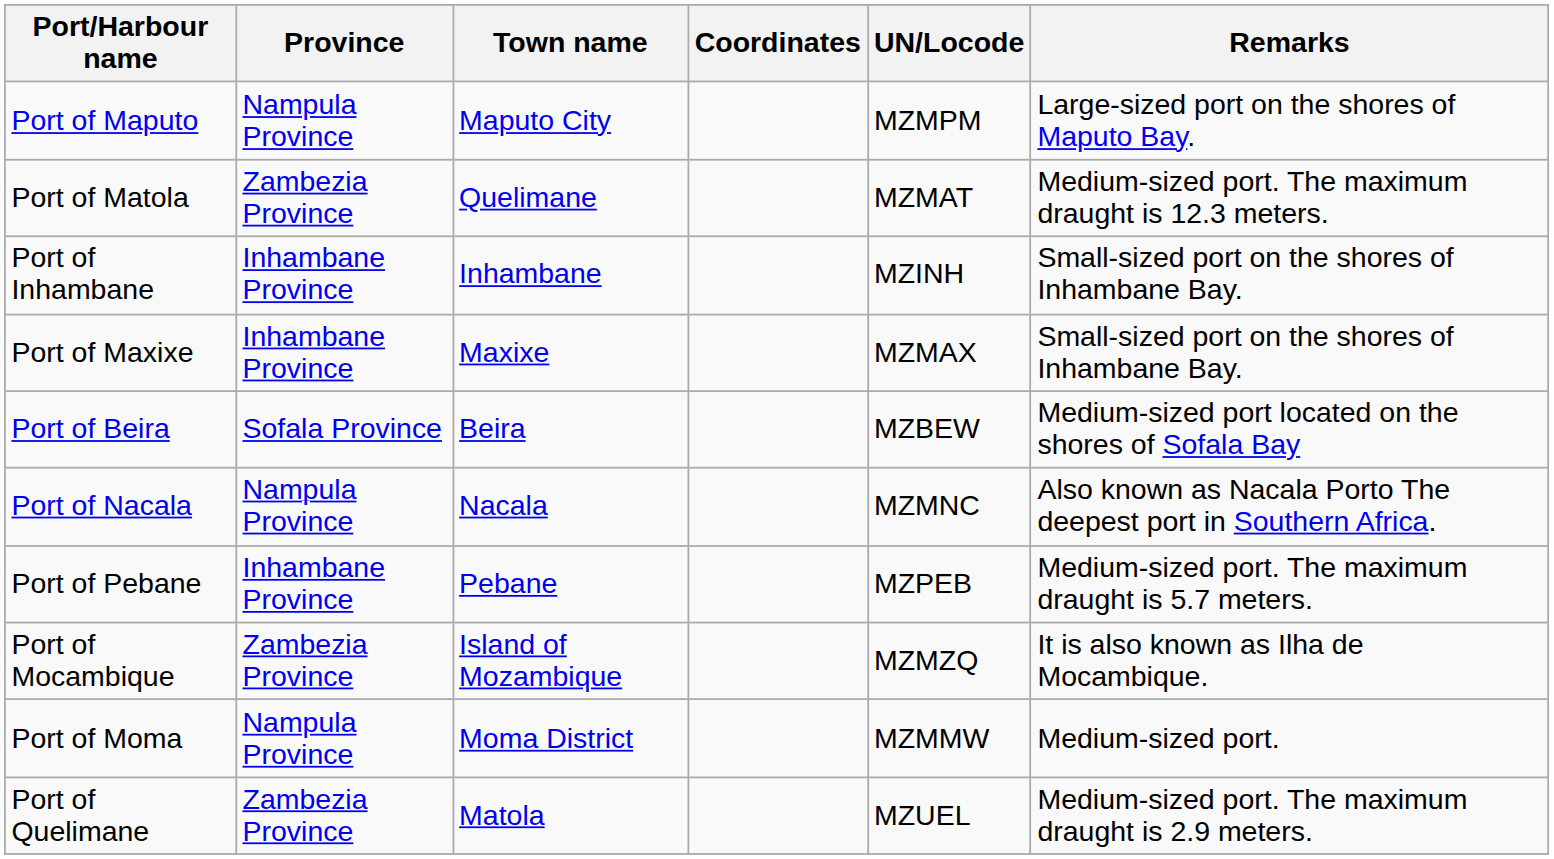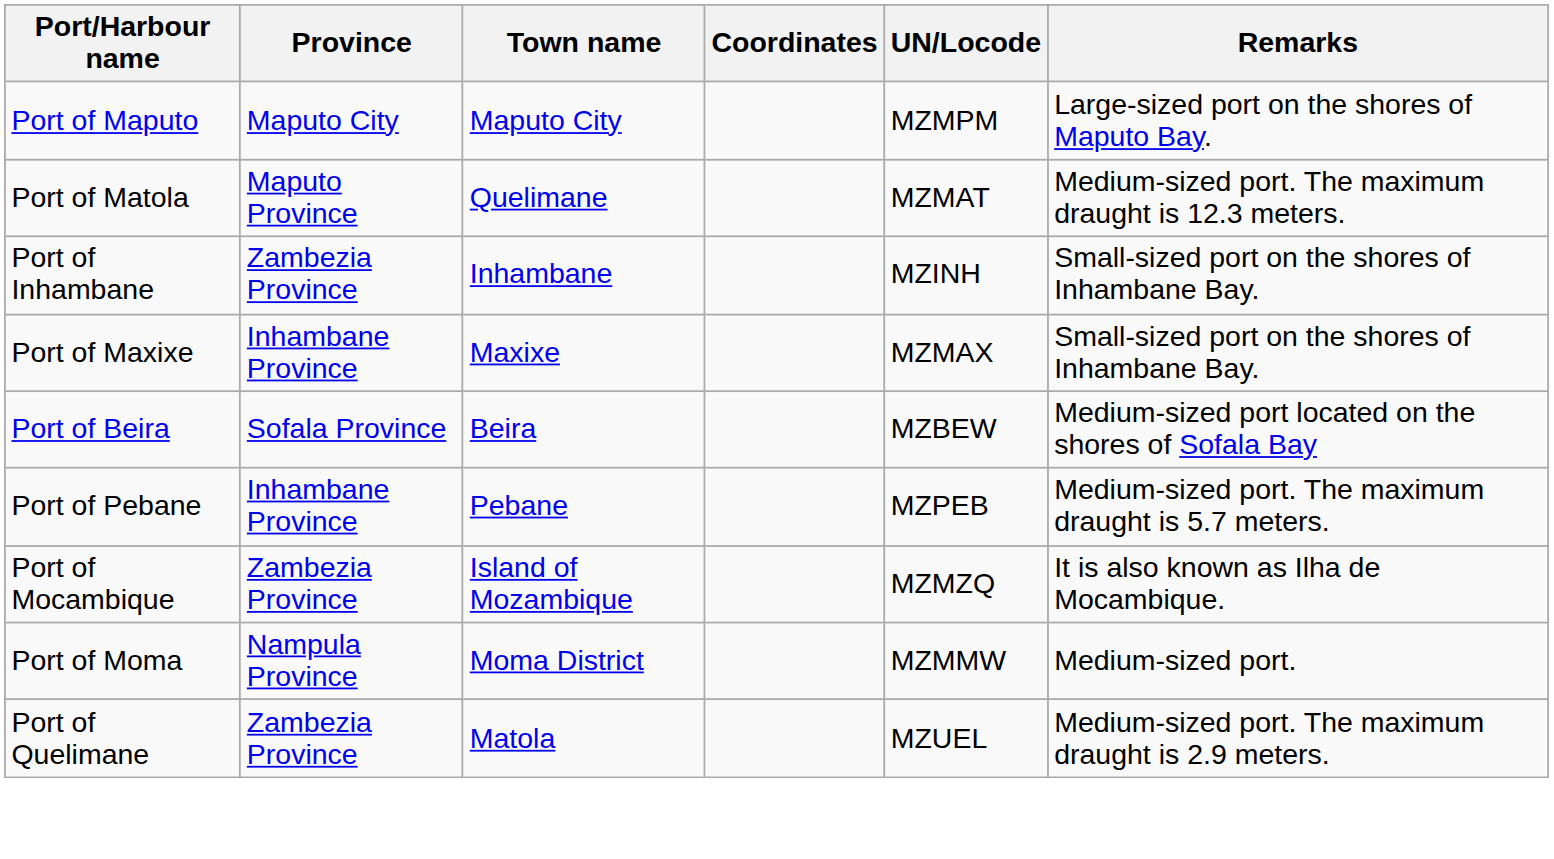(299, 120) Nampula Province -> (323, 120) Maputo City
(305, 197) Zambezia Province -> (302, 197) Maputo Province
(314, 274) Inhambane Province -> (309, 274) Zambezia Province
- row: (102, 506)
